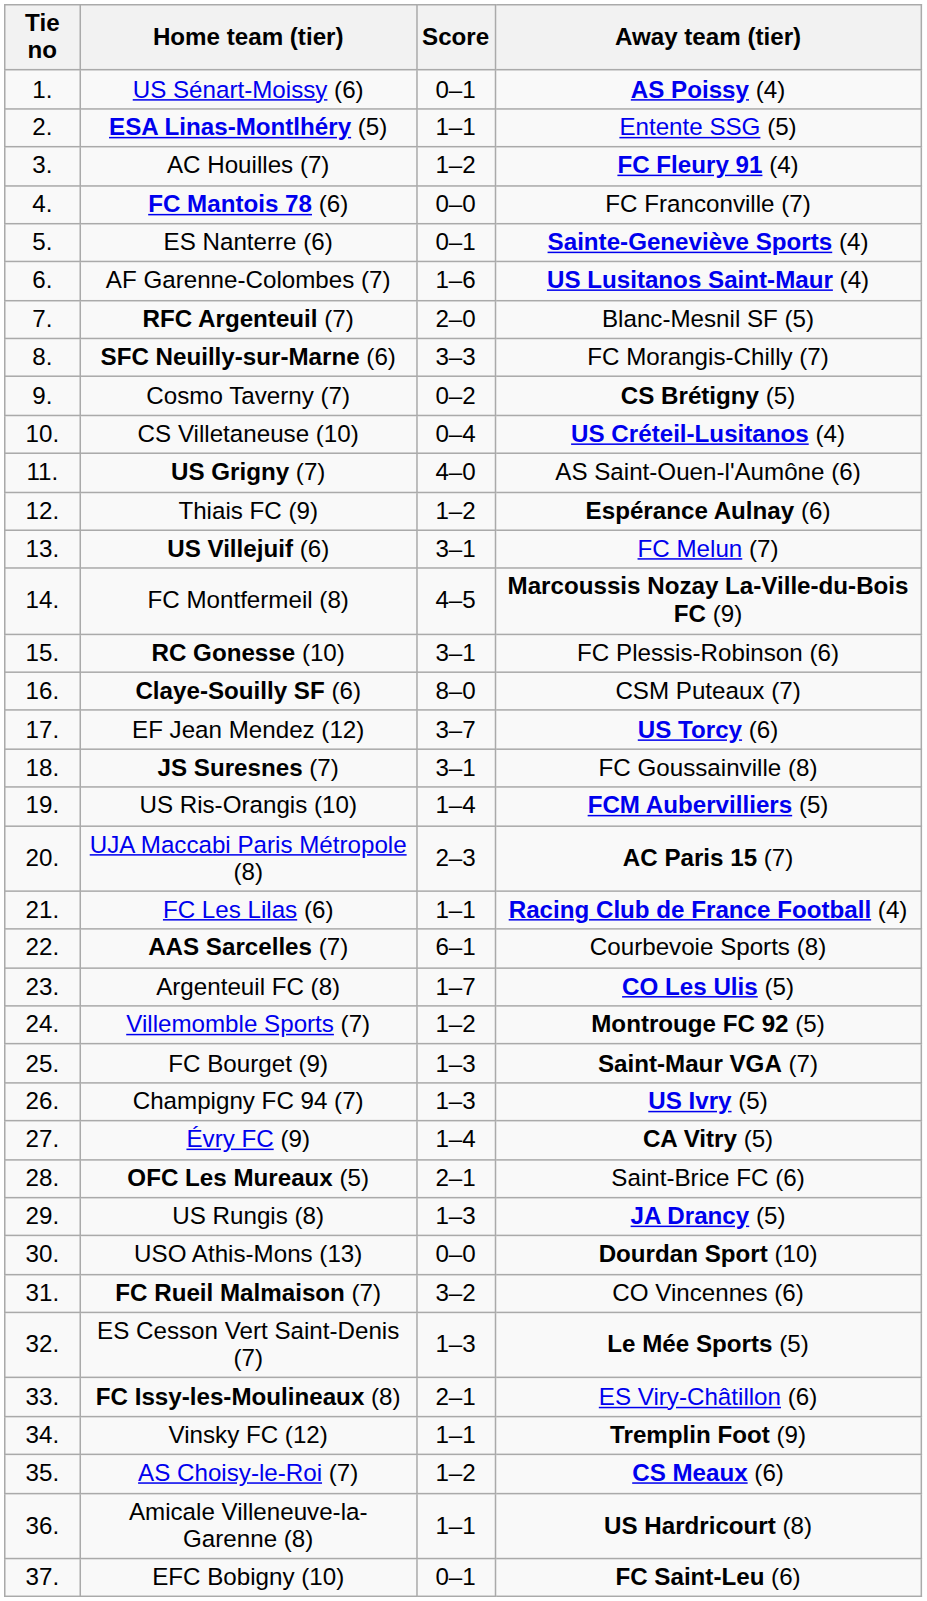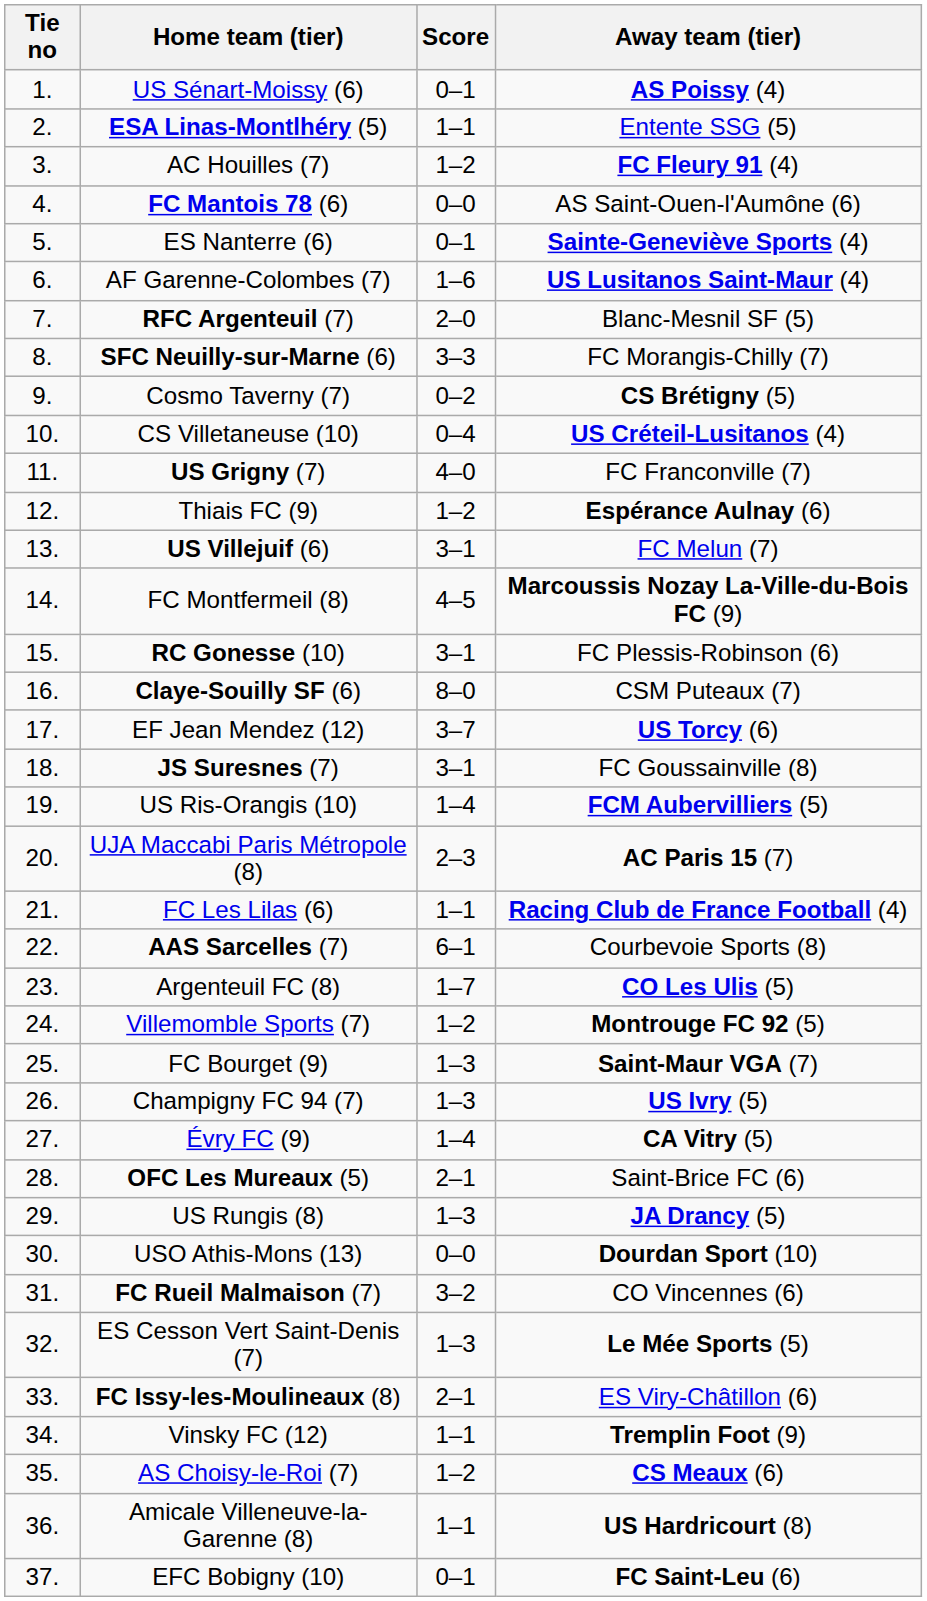(708, 204) FC Franconville (7) -> (708, 204) AS Saint-Ouen-l'Aumône (6)
(708, 472) AS Saint-Ouen-l'Aumône (6) -> (708, 472) FC Franconville (7)
